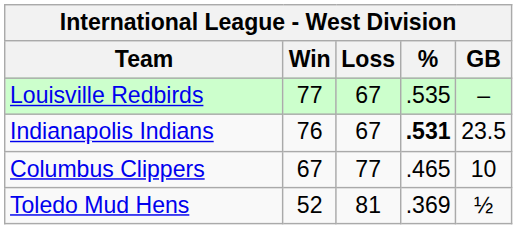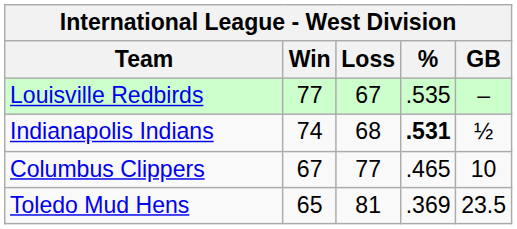(310, 132) 76 -> (310, 132) 74
(368, 132) 67 -> (368, 132) 68
(484, 132) 23.5 -> (484, 132) ½
(310, 205) 52 -> (310, 205) 65
(484, 205) ½ -> (484, 205) 23.5
